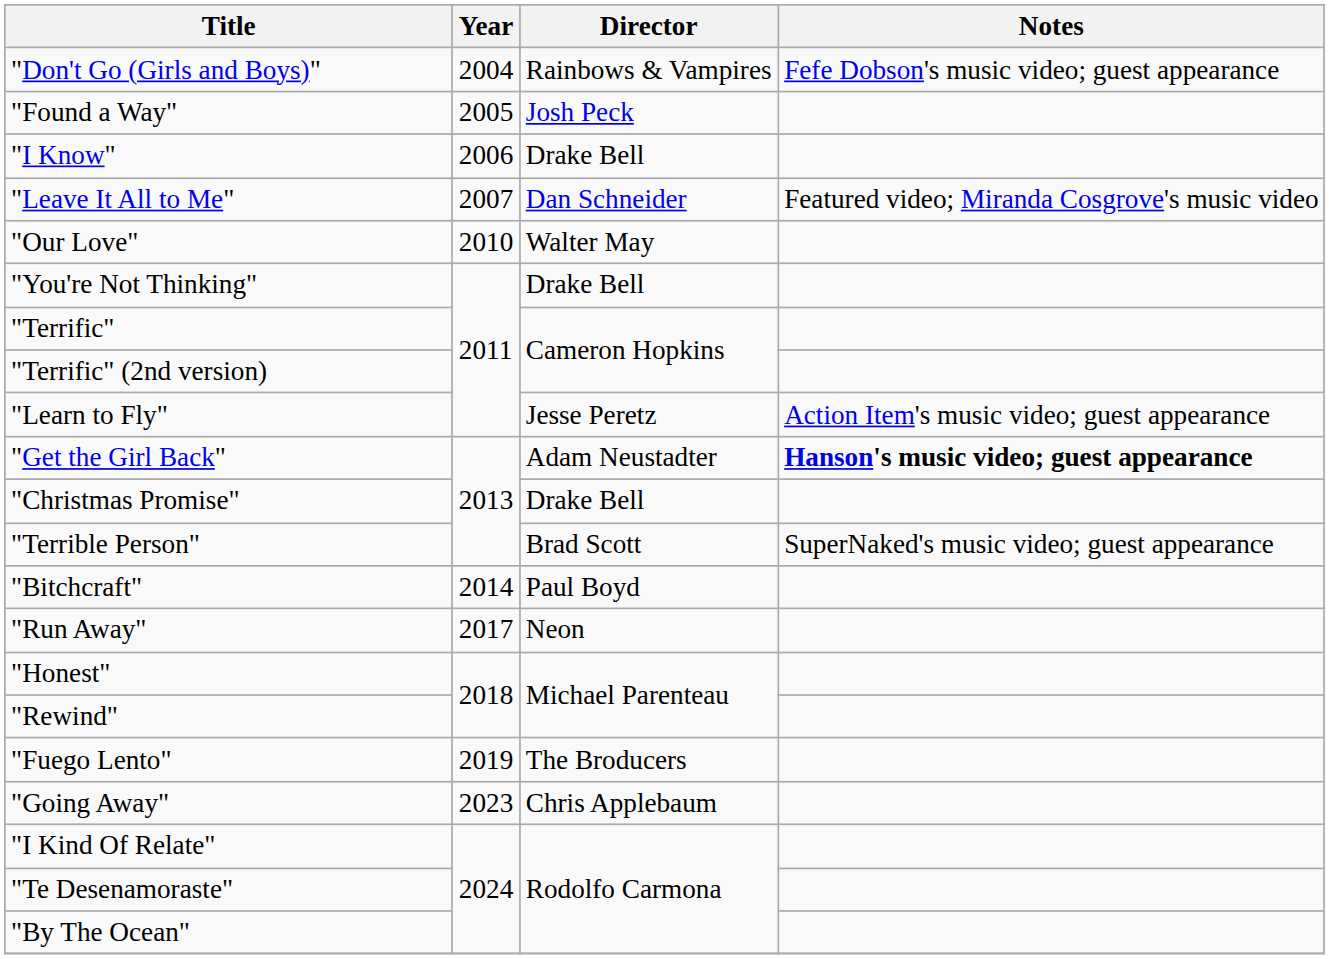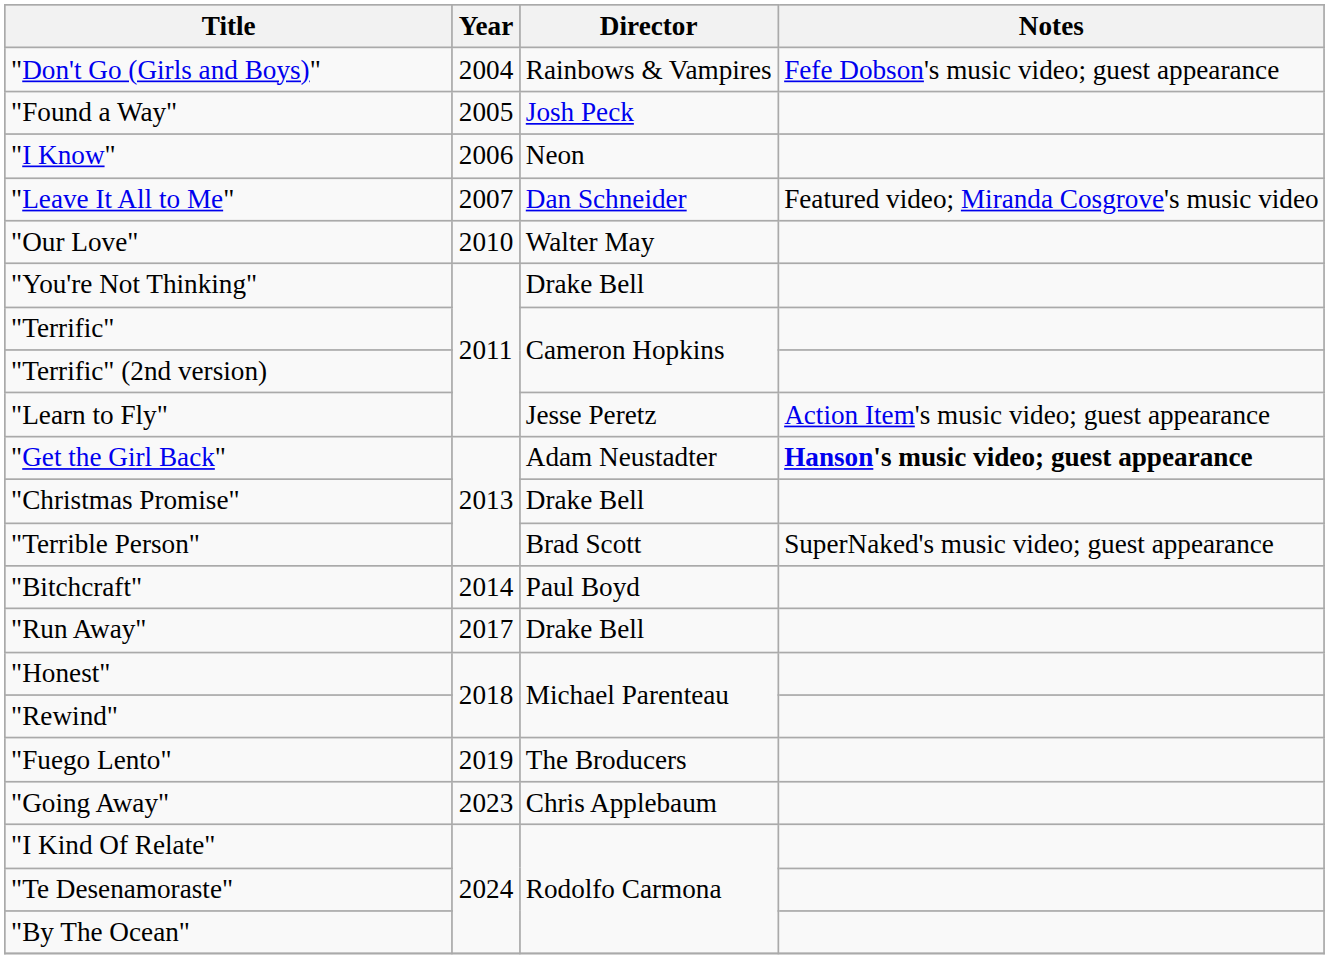(585, 155) Drake Bell -> (555, 155) Neon
(555, 629) Neon -> (585, 629) Drake Bell
